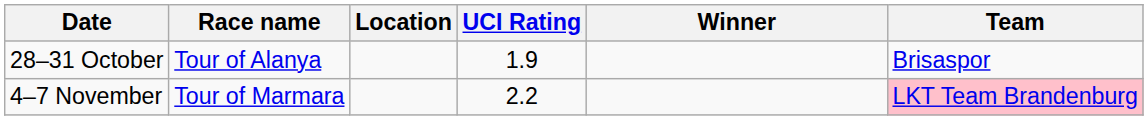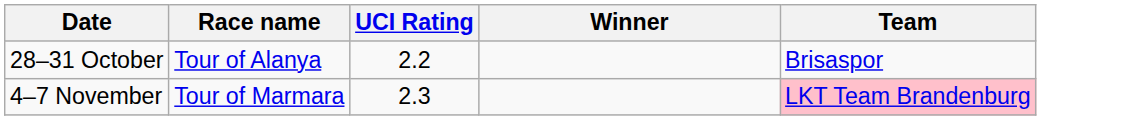- column: (403, 22)
(522, 59) 1.9 -> (414, 59) 2.2
(522, 96) 2.2 -> (414, 96) 2.3
